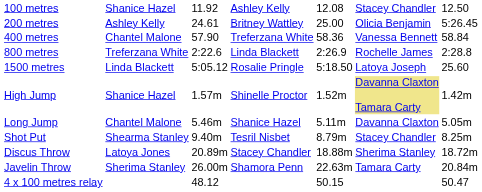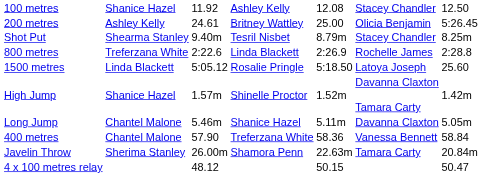rows swapped: (31, 38) <-> (25, 137)
(397, 95) khaki background -> (397, 95) no background
- row: (37, 152)
